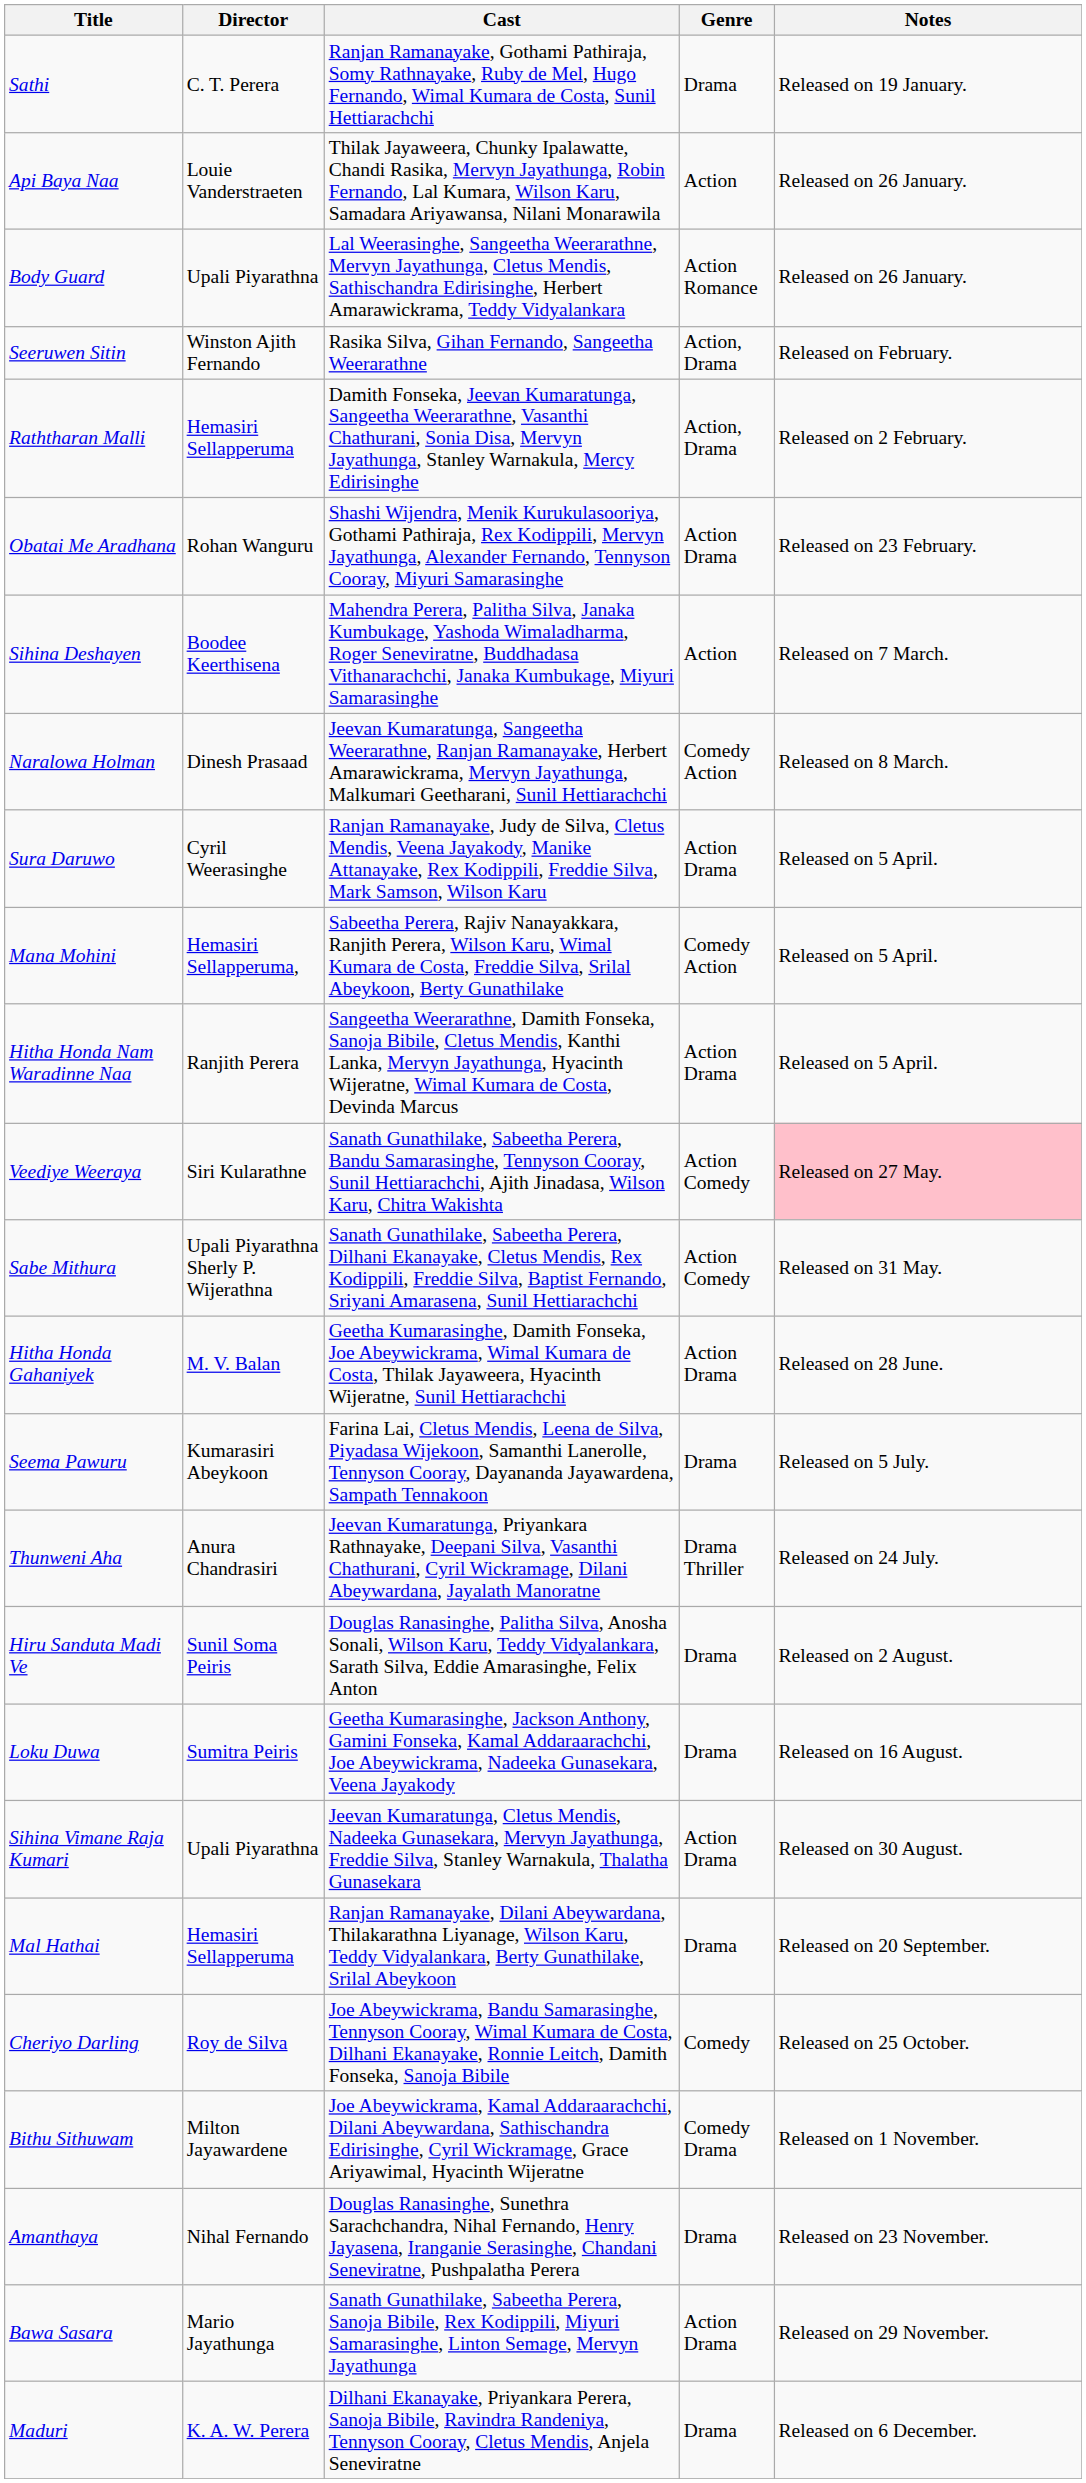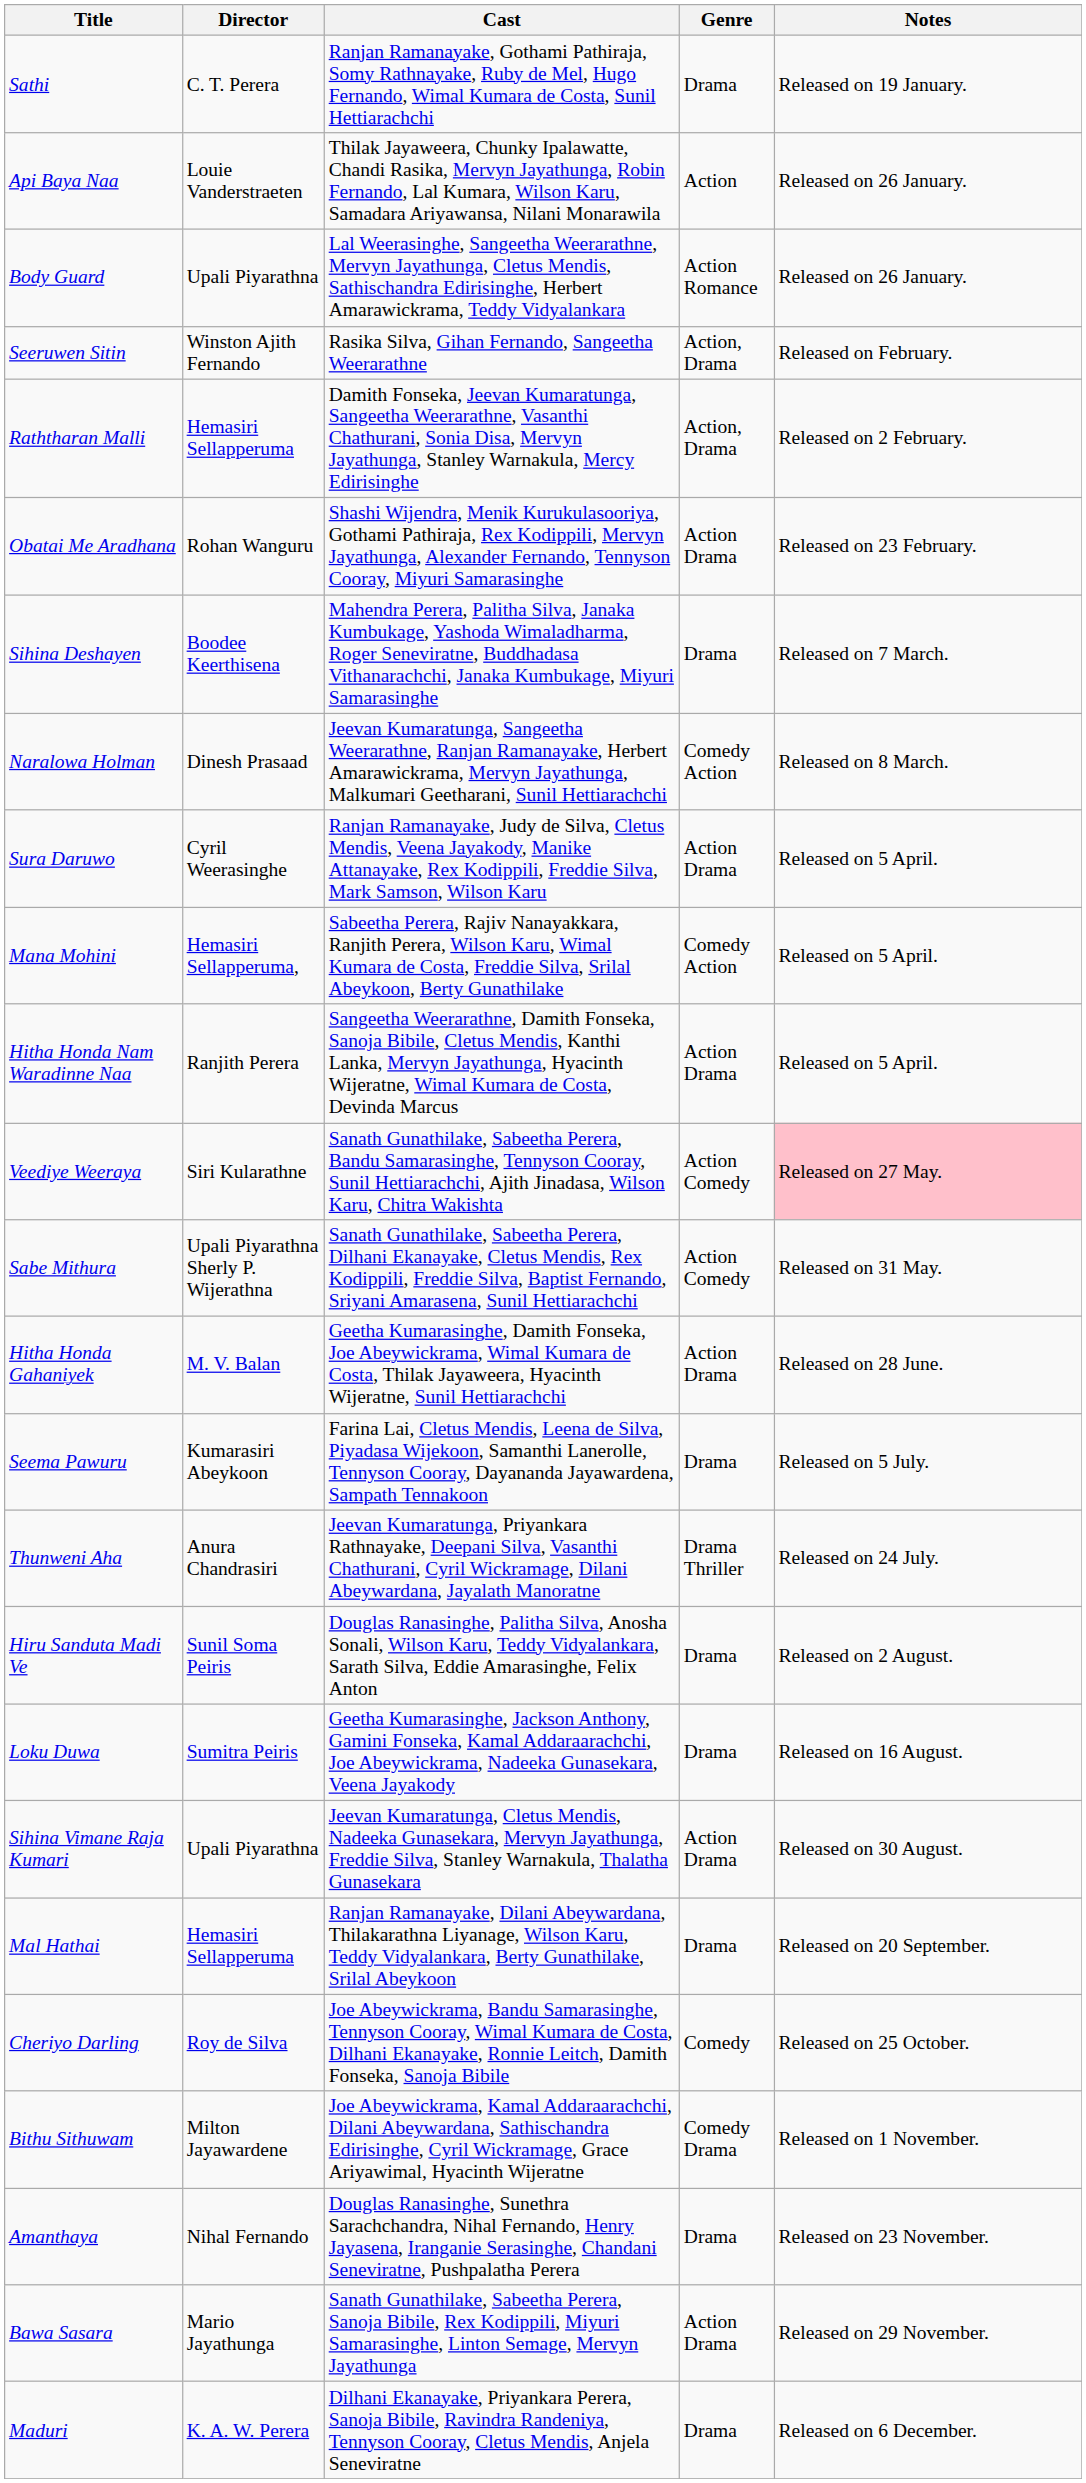(710, 653) Action -> (710, 653) Drama
